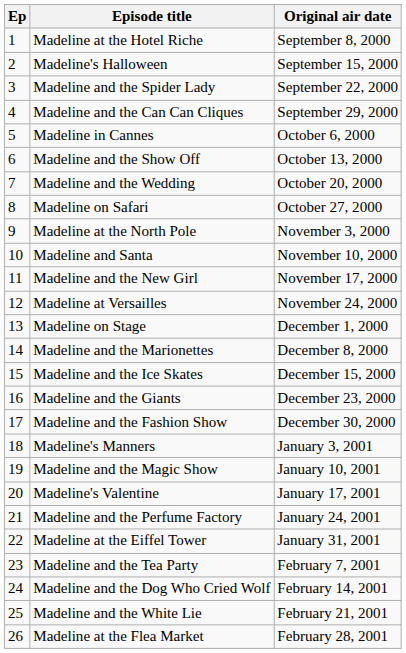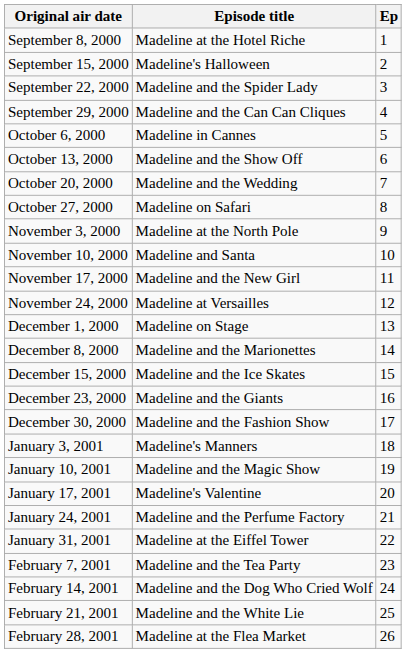columns swapped: (17, 16) <-> (338, 16)
